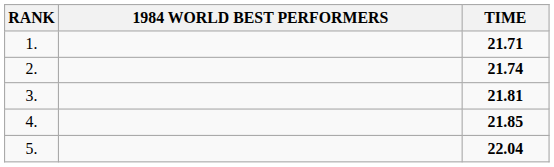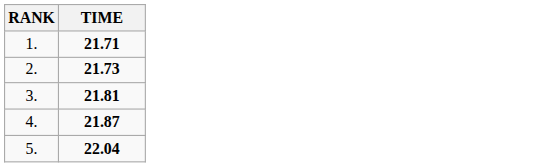- column: (260, 17)
(505, 70) 21.74 -> (102, 70) 21.73
(505, 122) 21.85 -> (102, 122) 21.87
